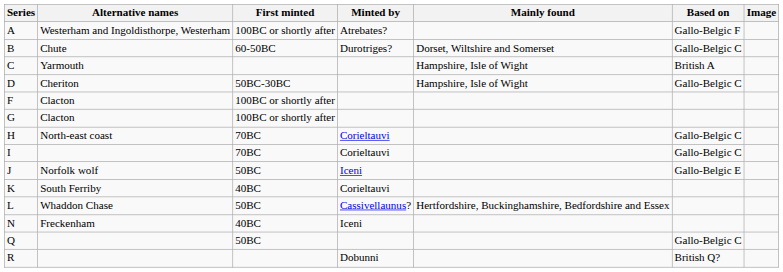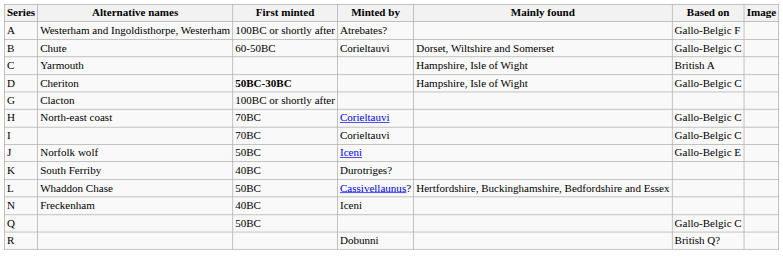(366, 48) Durotriges? -> (365, 48) Corieltauvi
(263, 83) normal -> (263, 83) bold
- row: (10, 100)
(365, 188) Corieltauvi -> (366, 170) Durotriges?
